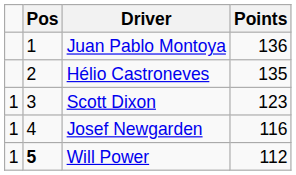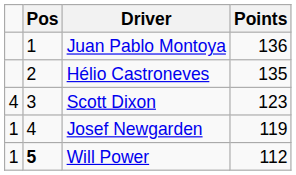(13, 102) 1 -> (13, 102) 4
(273, 129) 116 -> (273, 129) 119
